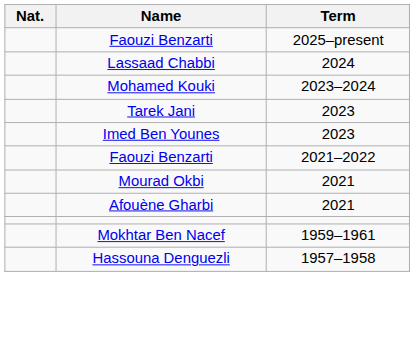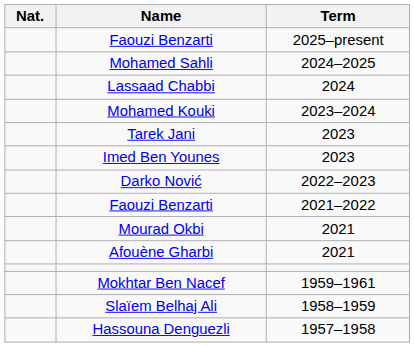+ row: (161, 63)
+ row: (161, 181)
+ row: (161, 306)
